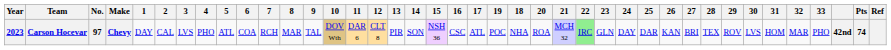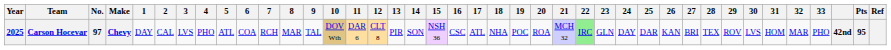columns swapped: (519, 11) <-> (497, 11)
(15, 31) 2023 -> (15, 31) 2025
(861, 31) 74 -> (861, 31) 95
